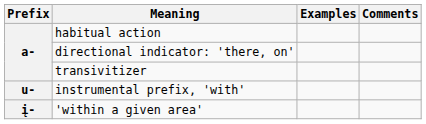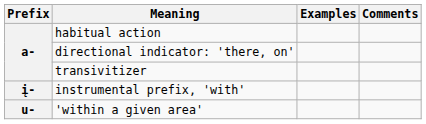(28, 90) u- -> (28, 90) į-
(28, 109) į- -> (28, 109) u-
